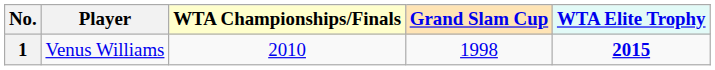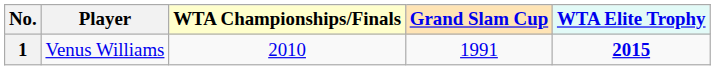(479, 49) 1998 -> (479, 49) 1991
